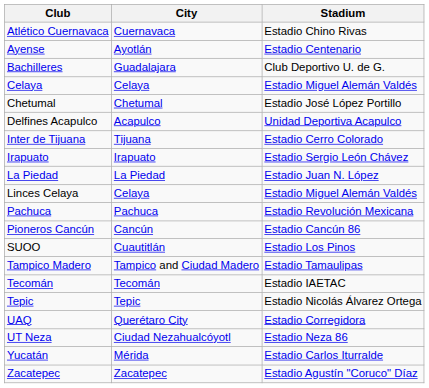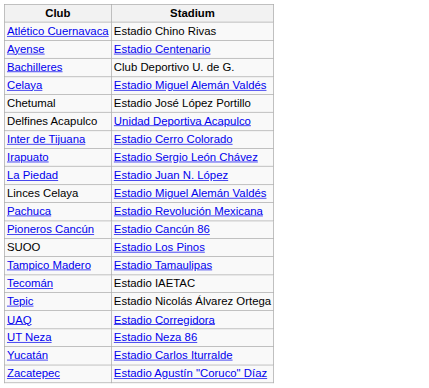- column: (186, 13)
